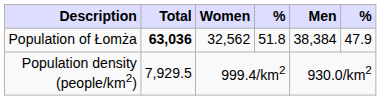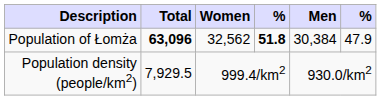(170, 40) 63,036 -> (170, 40) 63,096
(272, 40) normal -> (272, 40) bold
(315, 40) 38,384 -> (315, 40) 30,384
